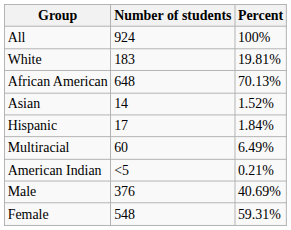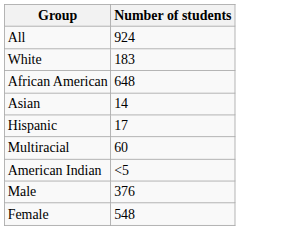- column: (261, 15)
